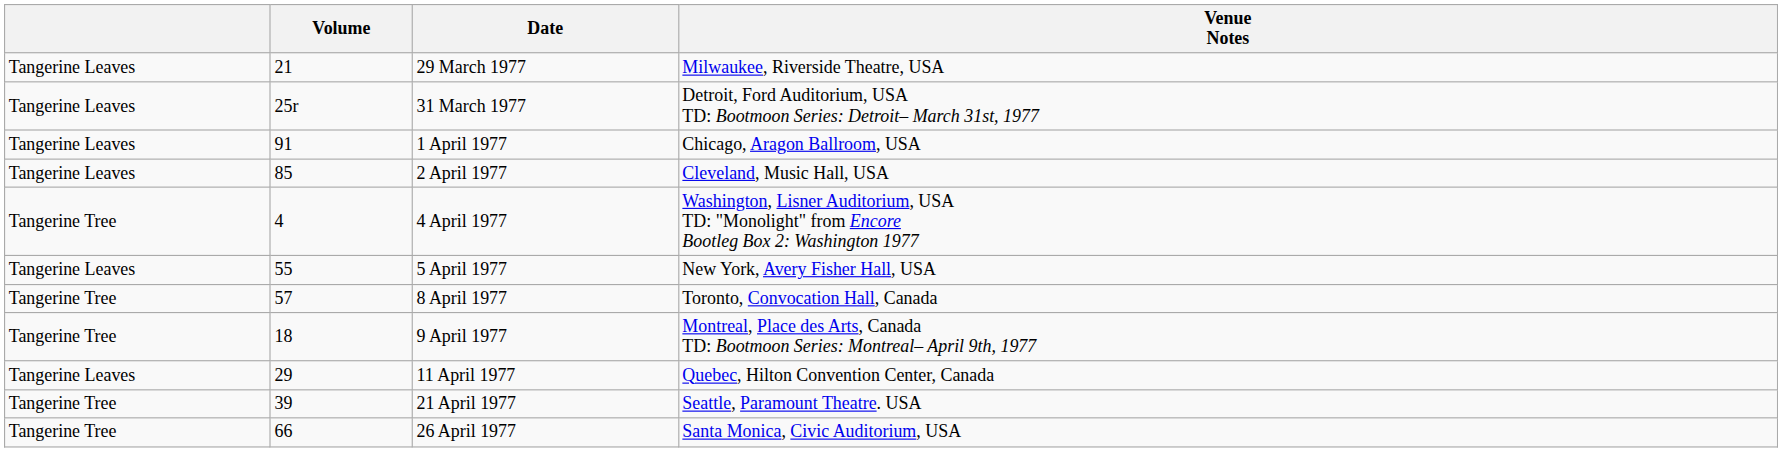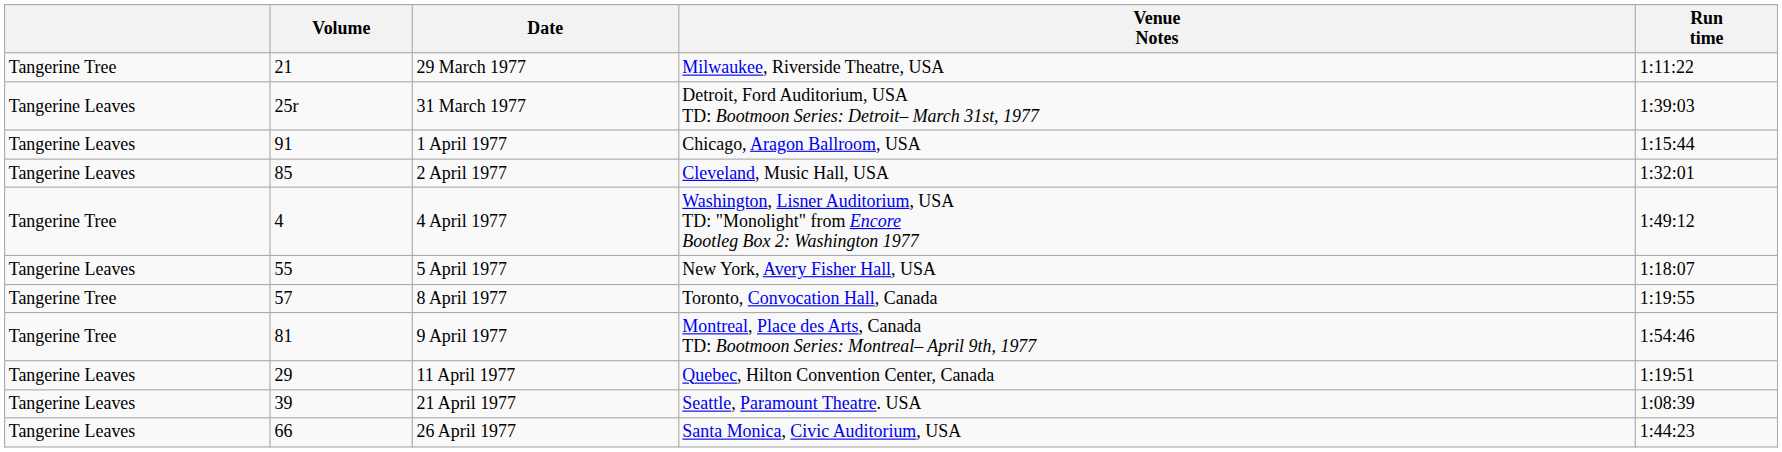+ column: (1707, 28)
(72, 67) Tangerine Leaves -> (63, 67) Tangerine Tree
(284, 336) 18 -> (284, 336) 81
(63, 403) Tangerine Tree -> (72, 403) Tangerine Leaves
(63, 432) Tangerine Tree -> (72, 432) Tangerine Leaves
